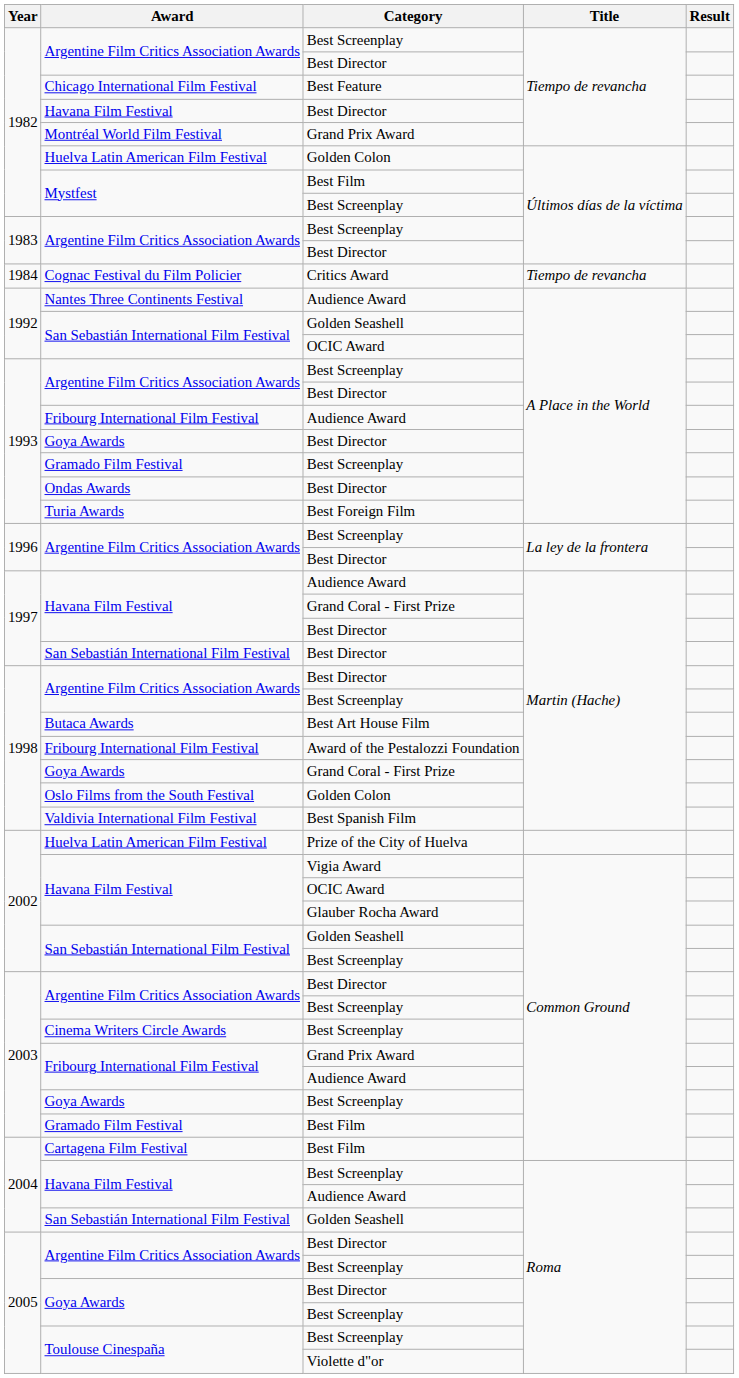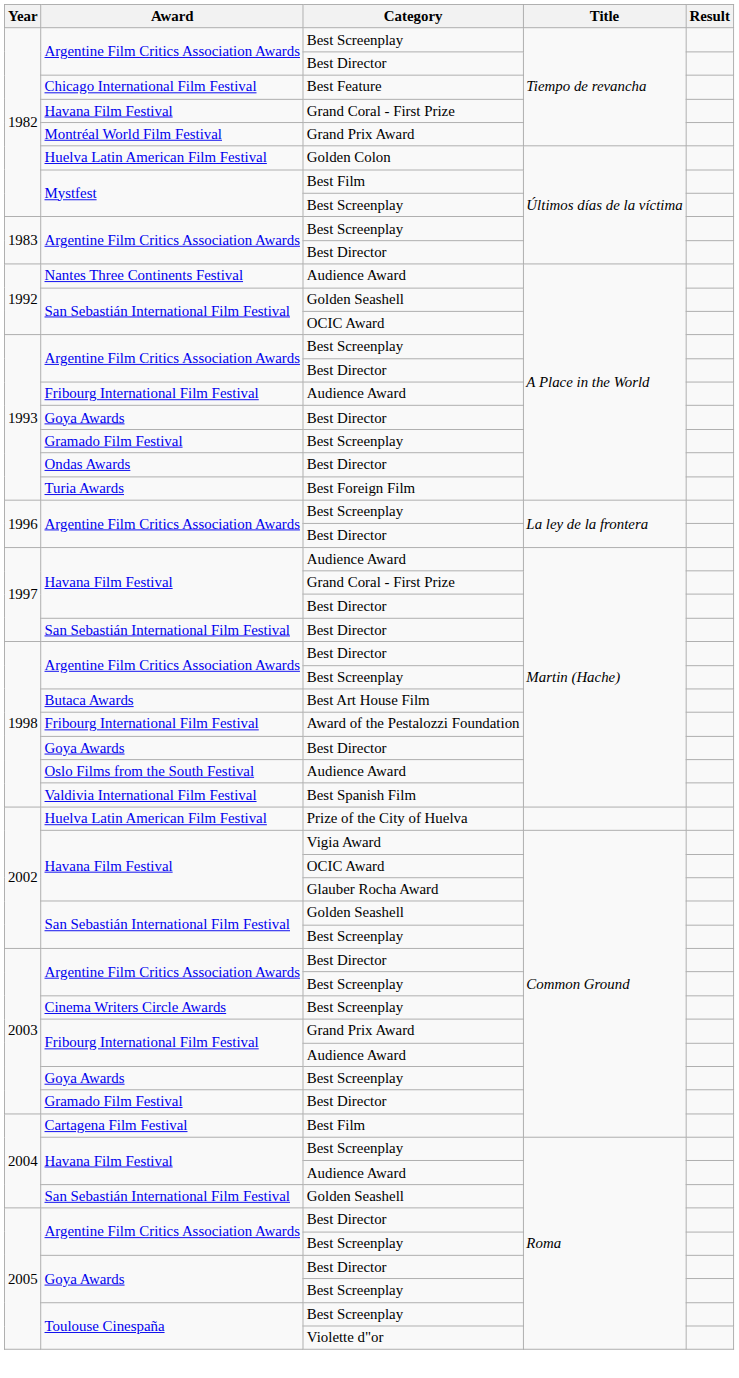(347, 110) Best Director -> (381, 110) Grand Coral - First Prize
- row: (23, 275)
(381, 771) Grand Coral - First Prize -> (347, 747) Best Director
(349, 795) Golden Colon -> (356, 771) Audience Award
(336, 1125) Best Film -> (347, 1101) Best Director
